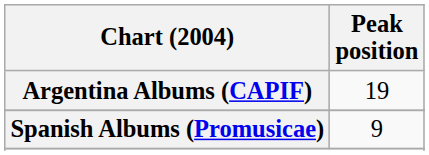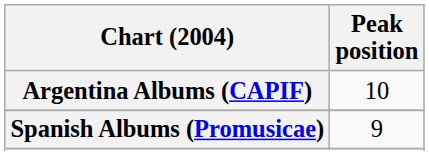(377, 90) 19 -> (377, 90) 10
